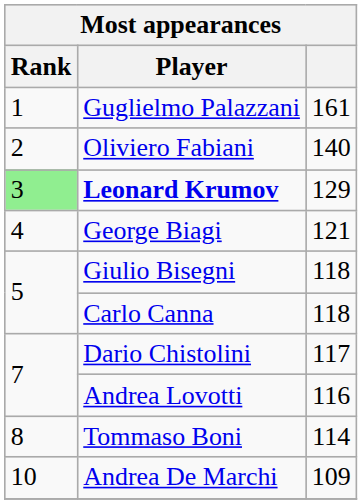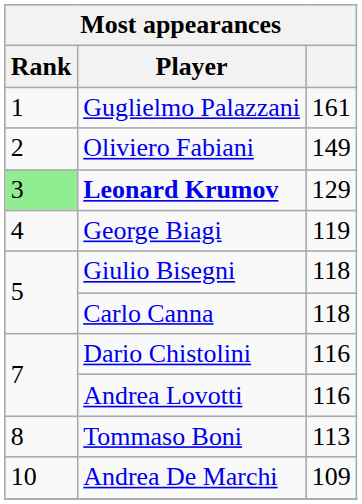(331, 148) 140 -> (331, 148) 149
(331, 230) 121 -> (331, 230) 119
(331, 353) 117 -> (331, 353) 116
(331, 436) 114 -> (331, 436) 113
